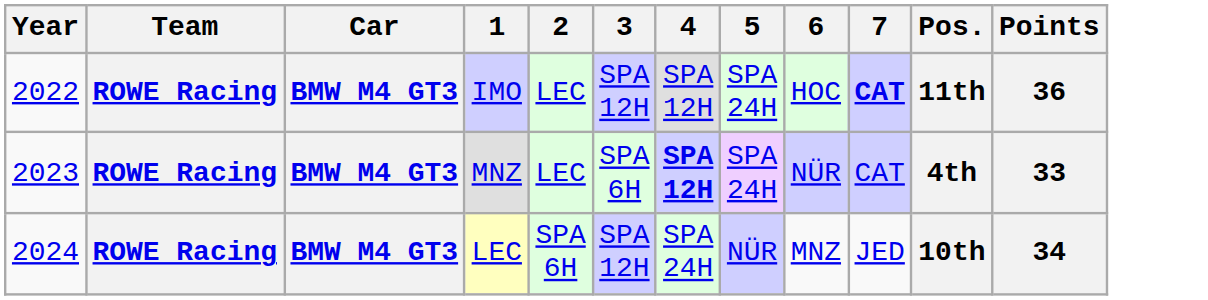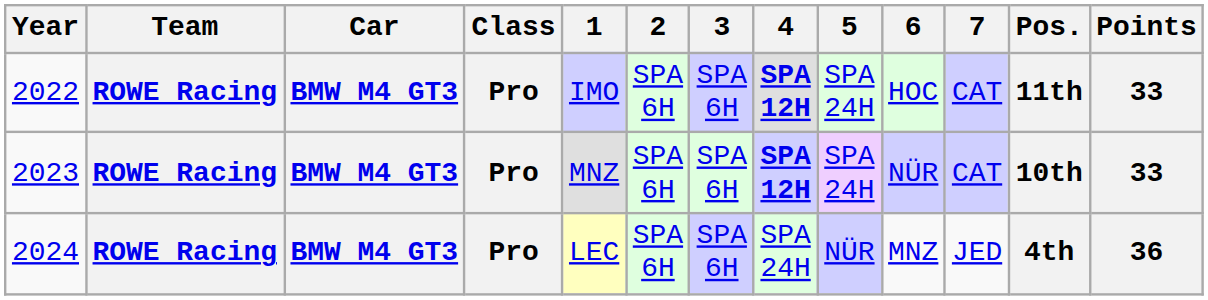+ column: (514, 28)
(561, 92) LEC -> (658, 92) SPA 6H
(624, 92) SPA 12H -> (722, 92) SPA 6H
(688, 92) normal -> (786, 92) bold
(880, 92) bold -> (977, 92) normal
(1049, 92) 36 -> (1147, 92) 33
(561, 173) LEC -> (658, 173) SPA 6H
(952, 173) 4th -> (1049, 173) 10th
(624, 253) SPA 12H -> (722, 253) SPA 6H
(952, 253) 10th -> (1049, 253) 4th
(1049, 253) 34 -> (1147, 253) 36
